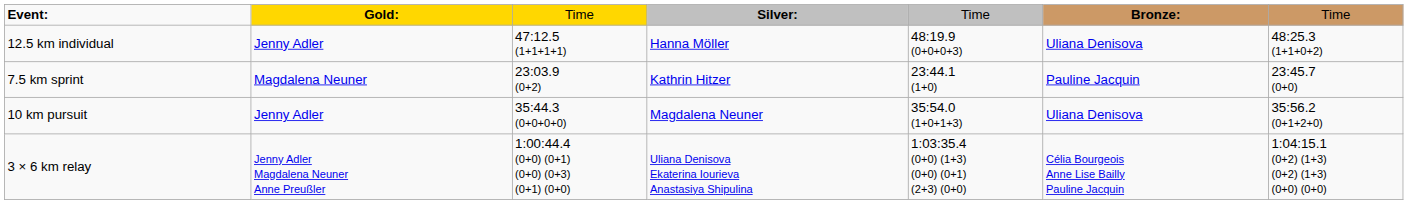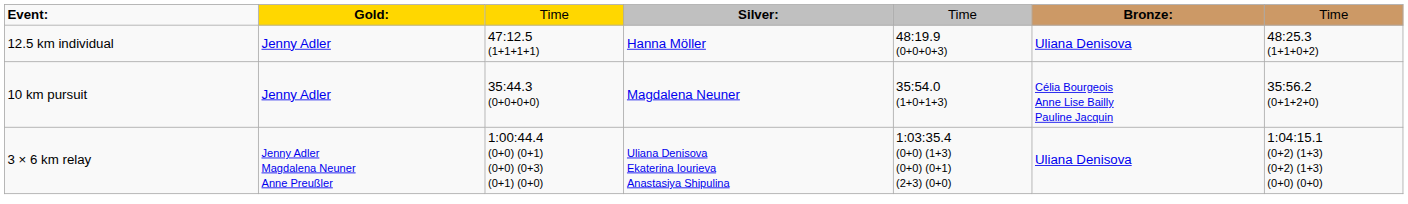- row: (45, 79)
(1094, 115) Uliana Denisova -> (1074, 102) Célia Bourgeois Anne Lise Bailly Pauline Jacquin
(1085, 174) Célia Bourgeois Anne Lise Bailly Pauline Jacquin -> (1083, 160) Uliana Denisova
